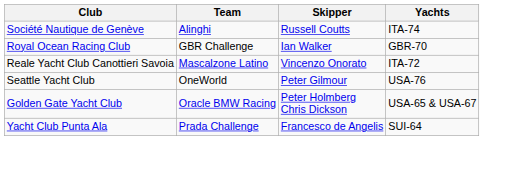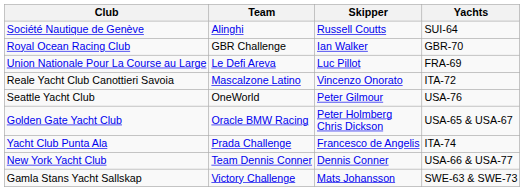(404, 30) ITA-74 -> (441, 30) SUI-64
+ row: (107, 64)
(405, 127) SUI-64 -> (440, 144) ITA-74
+ row: (57, 161)
+ row: (74, 178)
